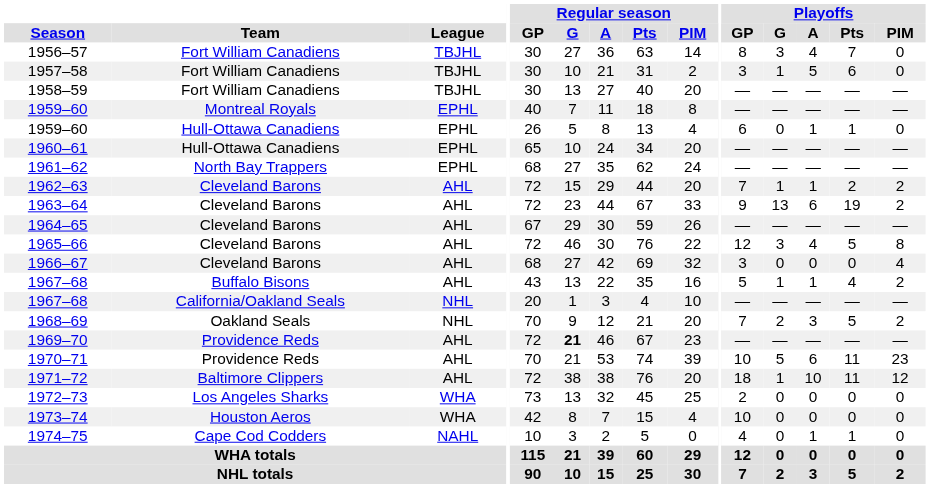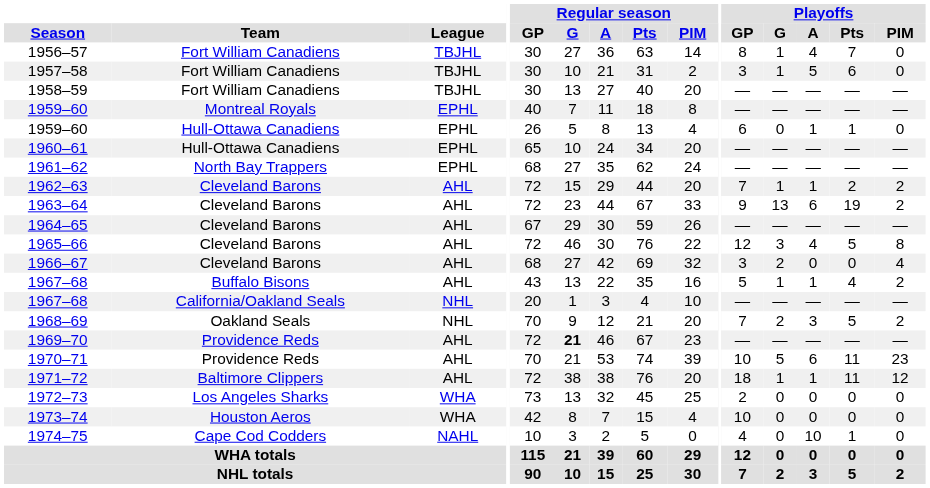(780, 52) 3 -> (780, 52) 1
(780, 263) 0 -> (780, 263) 2
(813, 378) 10 -> (813, 378) 1
(813, 436) 1 -> (813, 436) 10
